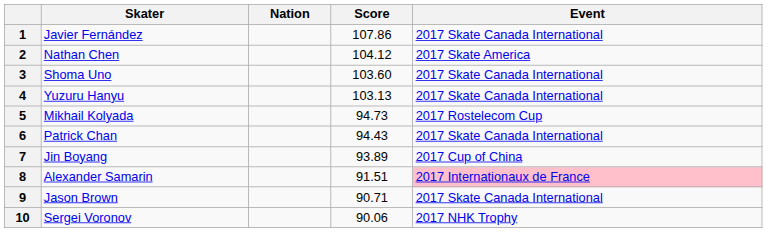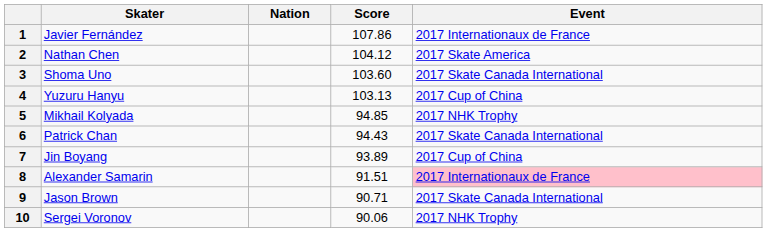(509, 34) 2017 Skate Canada International -> (503, 34) 2017 Internationaux de France
(509, 95) 2017 Skate Canada International -> (469, 95) 2017 Cup of China
(372, 116) 94.73 -> (372, 116) 94.85
(479, 116) 2017 Rostelecom Cup -> (466, 116) 2017 NHK Trophy
